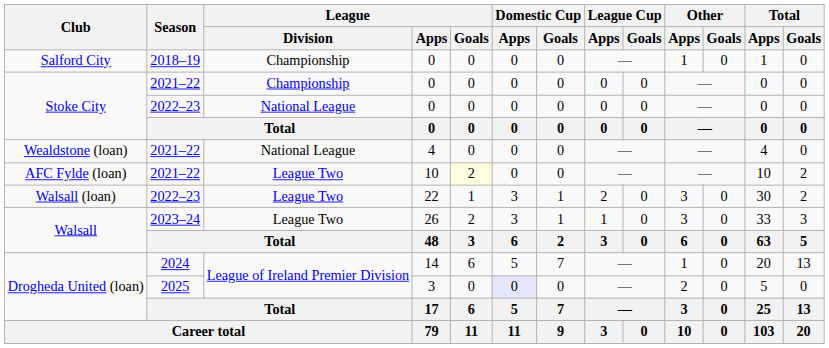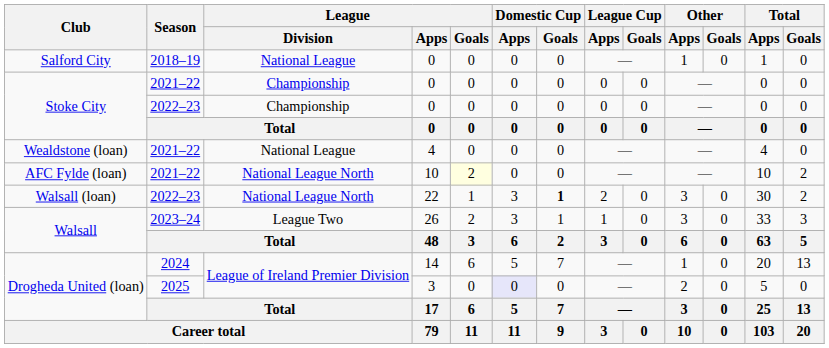(308, 60) Championship -> (308, 60) National League
(308, 106) National League -> (308, 106) Championship
(308, 173) League Two -> (308, 173) National League North
(308, 196) League Two -> (308, 196) National League North
(560, 196) normal -> (560, 196) bold
